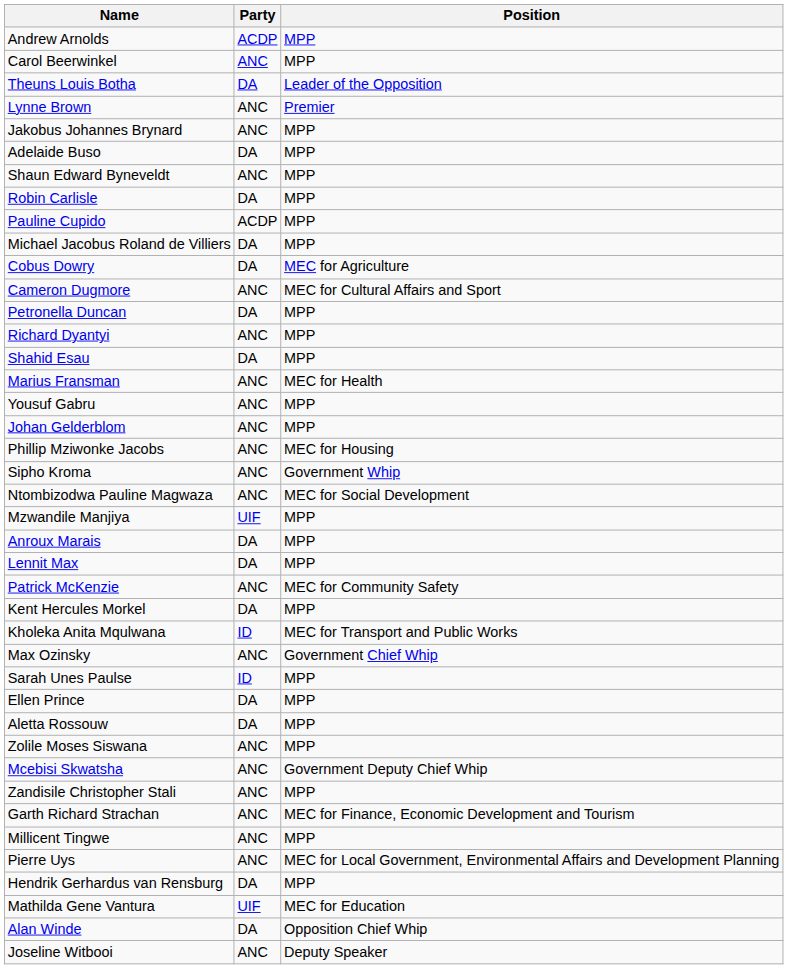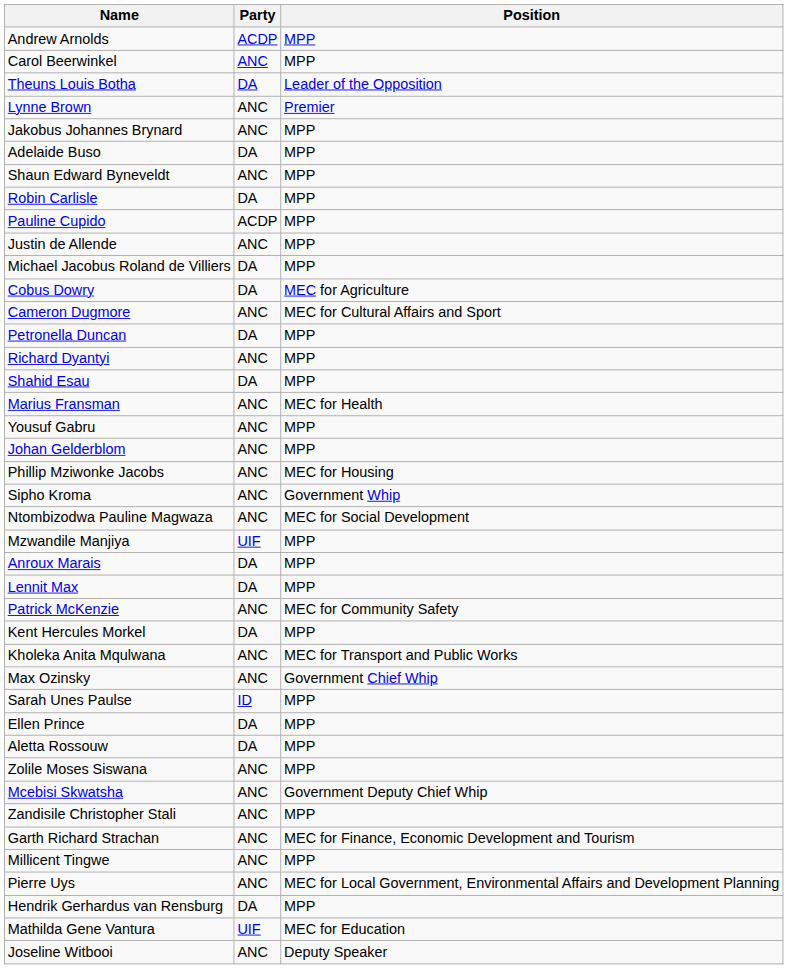+ row: (62, 244)
(245, 632) ID -> (253, 655) ANC
- row: (45, 929)
